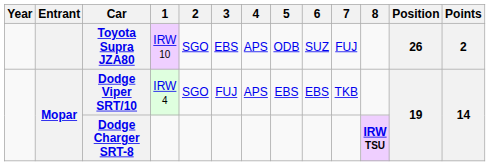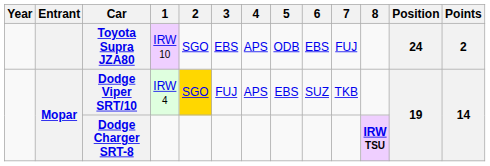(317, 47) SUZ -> (317, 47) EBS
(416, 47) 26 -> (416, 47) 24
(195, 92) no background -> (195, 92) gold background
(317, 92) EBS -> (317, 92) SUZ
